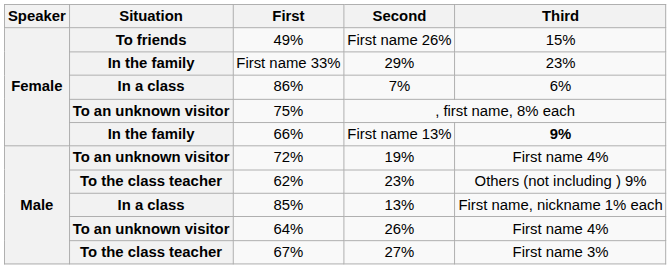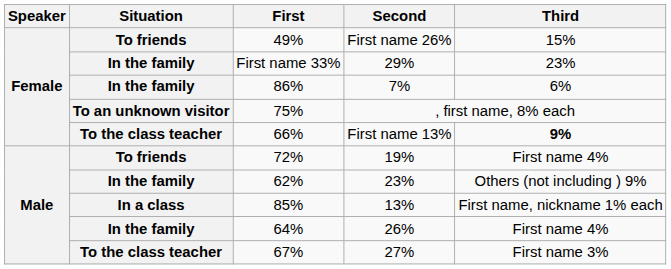(151, 87) In a class -> (151, 87) In the family
(151, 134) In the family -> (151, 134) To the class teacher
(151, 157) To an unknown visitor -> (151, 157) To friends
(151, 181) To the class teacher -> (151, 181) In the family
(151, 228) To an unknown visitor -> (151, 228) In the family
